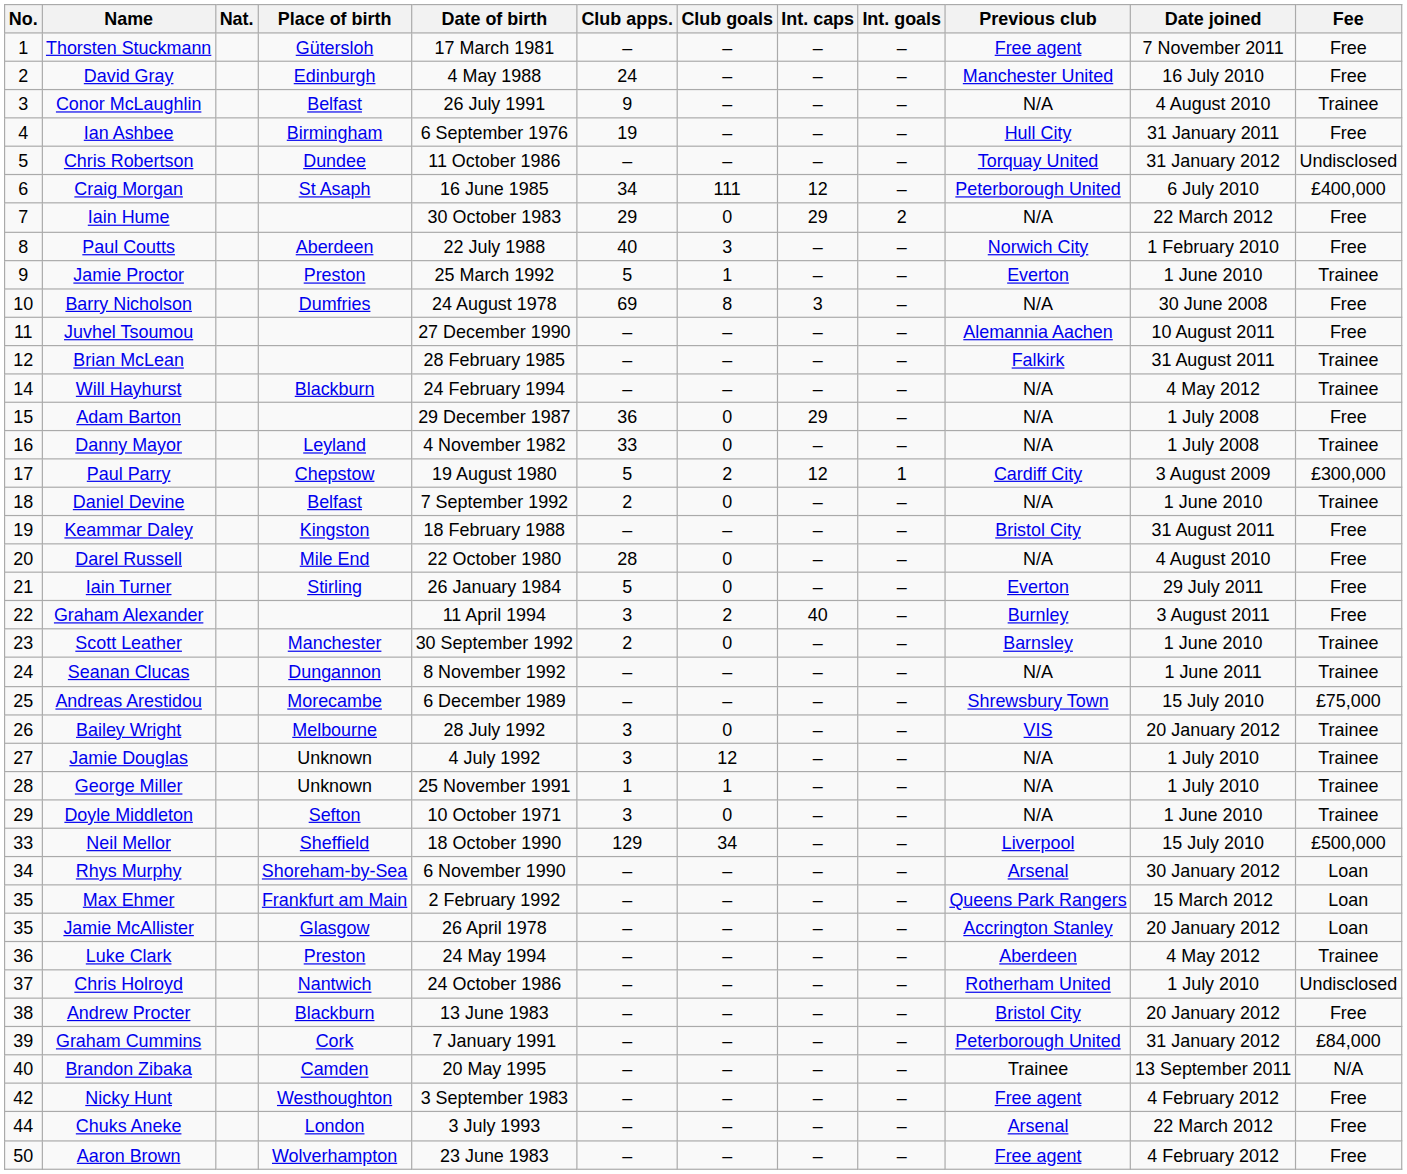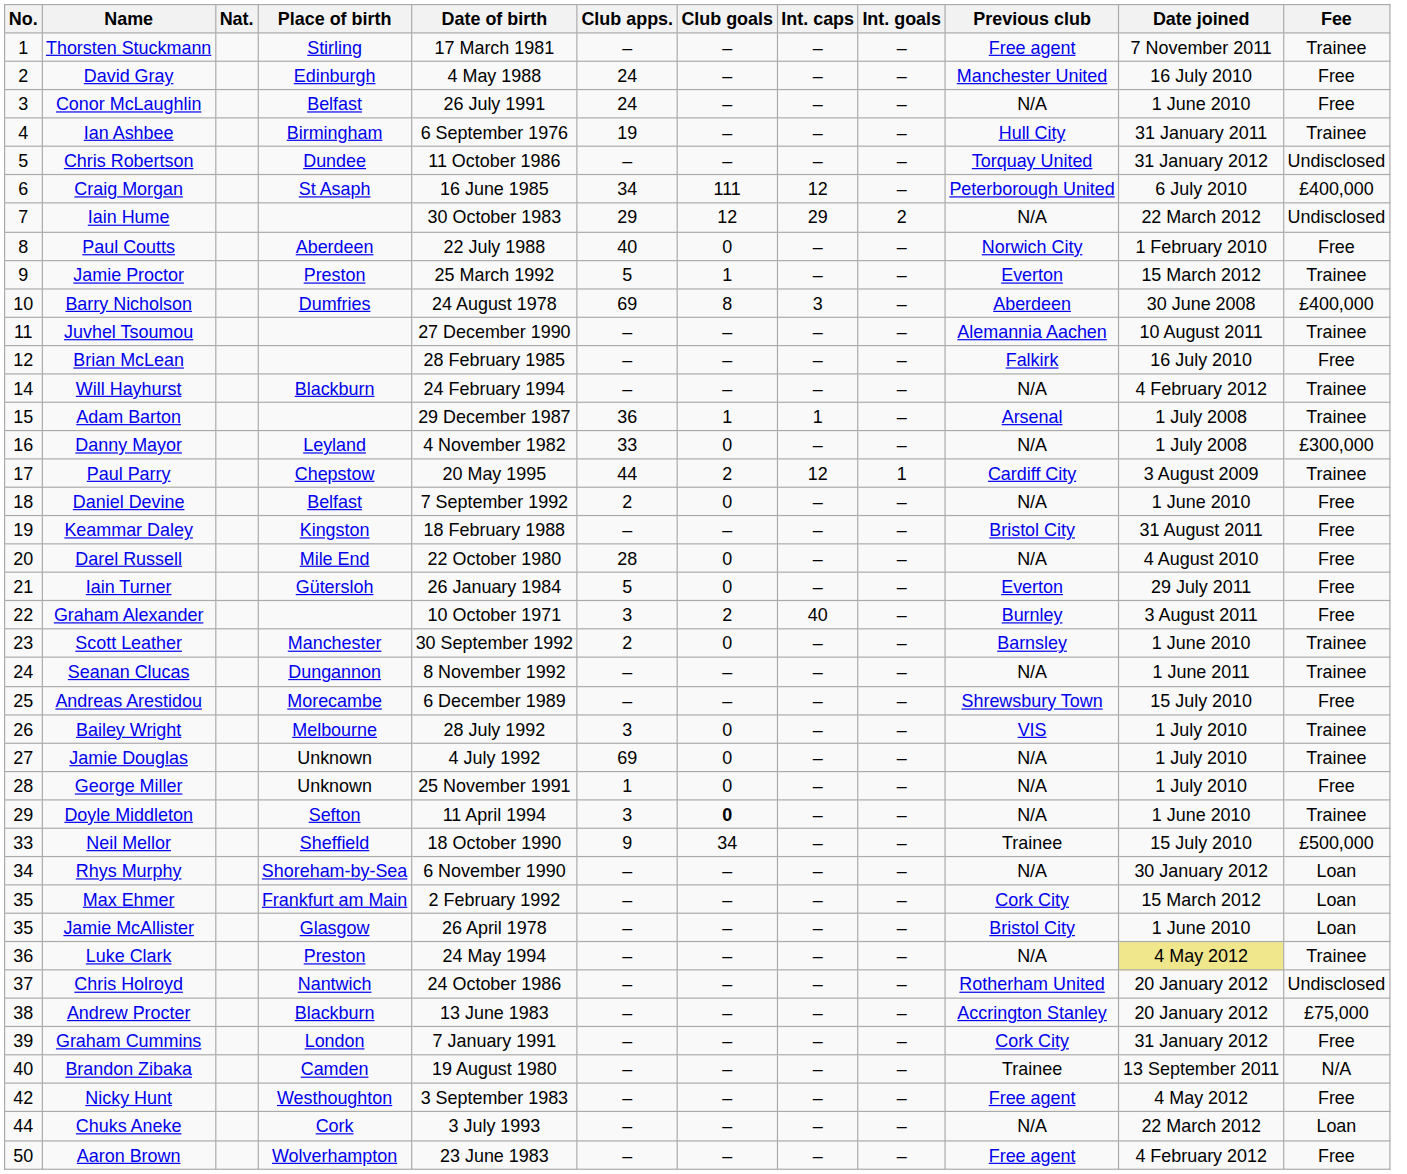(335, 47) Gütersloh -> (335, 47) Stirling
(1348, 47) Free -> (1336, 47) Trainee
(627, 104) 9 -> (627, 104) 24
(1213, 104) 4 August 2010 -> (1201, 104) 1 June 2010
(1348, 104) Trainee -> (1336, 104) Free
(1348, 133) Free -> (1336, 133) Trainee
(727, 218) 0 -> (727, 218) 12
(1348, 218) Free -> (1336, 218) Undisclosed
(727, 246) 3 -> (727, 246) 0
(1213, 275) 1 June 2010 -> (1201, 275) 15 March 2012
(1038, 303) N/A -> (1032, 303) Aberdeen
(1348, 303) Free -> (1336, 303) £400,000
(1348, 331) Free -> (1336, 331) Trainee
(1213, 360) 31 August 2011 -> (1201, 360) 16 July 2010
(1348, 360) Trainee -> (1336, 360) Free
(1213, 388) 4 May 2012 -> (1201, 388) 4 February 2012
(727, 416) 0 -> (727, 416) 1
(818, 416) 29 -> (818, 416) 1
(1038, 416) N/A -> (1032, 416) Arsenal
(1348, 416) Free -> (1336, 416) Trainee
(1348, 445) Trainee -> (1336, 445) £300,000
(494, 473) 19 August 1980 -> (494, 473) 20 May 1995
(627, 473) 5 -> (627, 473) 44
(1348, 473) £300,000 -> (1336, 473) Trainee
(1348, 502) Trainee -> (1336, 502) Free
(335, 587) Stirling -> (335, 587) Gütersloh
(494, 615) 11 April 1994 -> (494, 615) 10 October 1971
(1348, 700) £75,000 -> (1336, 700) Free
(1213, 729) 20 January 2012 -> (1201, 729) 1 July 2010
(627, 757) 3 -> (627, 757) 69
(727, 757) 12 -> (727, 757) 0
(727, 786) 1 -> (727, 786) 0
(1348, 786) Trainee -> (1336, 786) Free
(494, 814) 10 October 1971 -> (494, 814) 11 April 1994
(727, 814) normal -> (727, 814) bold
(627, 842) 129 -> (627, 842) 9
(1038, 842) Liverpool -> (1032, 842) Trainee
(1038, 871) Arsenal -> (1032, 871) N/A
(1038, 899) Queens Park Rangers -> (1032, 899) Cork City
(1038, 928) Accrington Stanley -> (1032, 928) Bristol City
(1213, 928) 20 January 2012 -> (1201, 928) 1 June 2010
(1038, 956) Aberdeen -> (1032, 956) N/A
(1213, 956) no background -> (1201, 956) khaki background
(1213, 984) 1 July 2010 -> (1201, 984) 20 January 2012
(1038, 1013) Bristol City -> (1032, 1013) Accrington Stanley
(1348, 1013) Free -> (1336, 1013) £75,000
(335, 1041) Cork -> (335, 1041) London
(1038, 1041) Peterborough United -> (1032, 1041) Cork City
(1348, 1041) £84,000 -> (1336, 1041) Free
(494, 1070) 20 May 1995 -> (494, 1070) 19 August 1980
(1213, 1098) 4 February 2012 -> (1201, 1098) 4 May 2012
(335, 1126) London -> (335, 1126) Cork
(1038, 1126) Arsenal -> (1032, 1126) N/A
(1348, 1126) Free -> (1336, 1126) Loan
